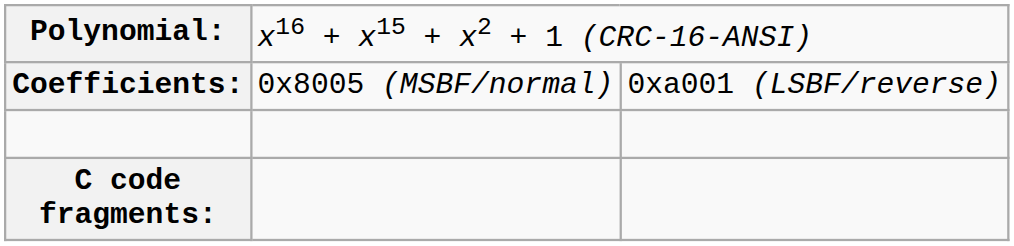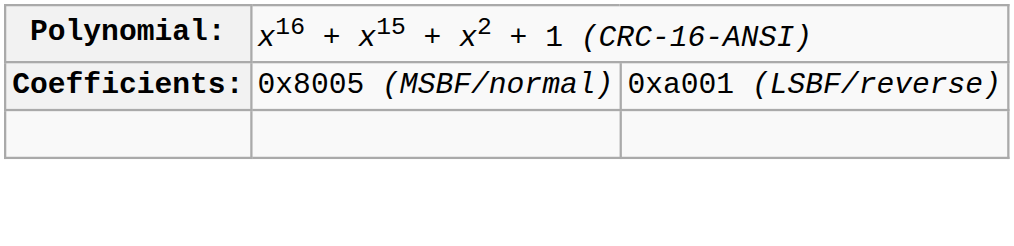- row: (128, 199)
